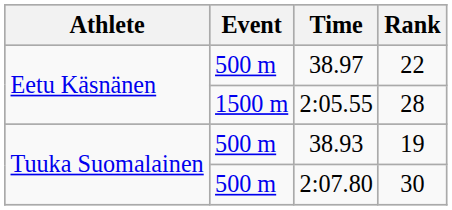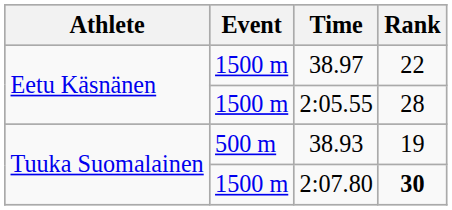(246, 64) 500 m -> (252, 64) 1500 m
(246, 184) 500 m -> (252, 184) 1500 m
(412, 184) normal -> (412, 184) bold
